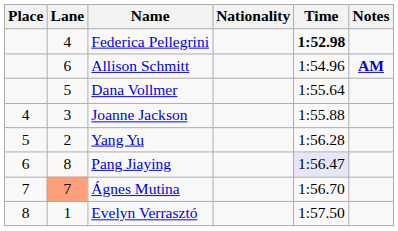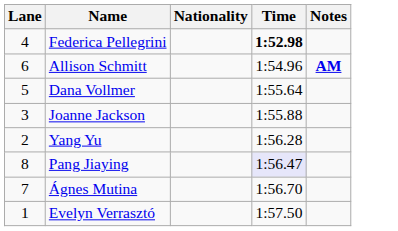- column: (26, 16)
(67, 189) lightsalmon background -> (25, 189) no background
